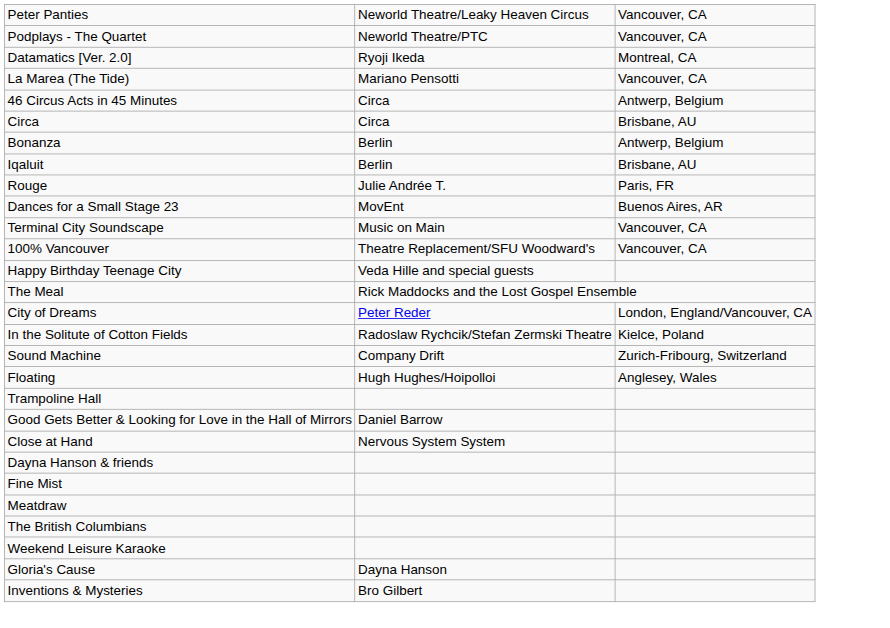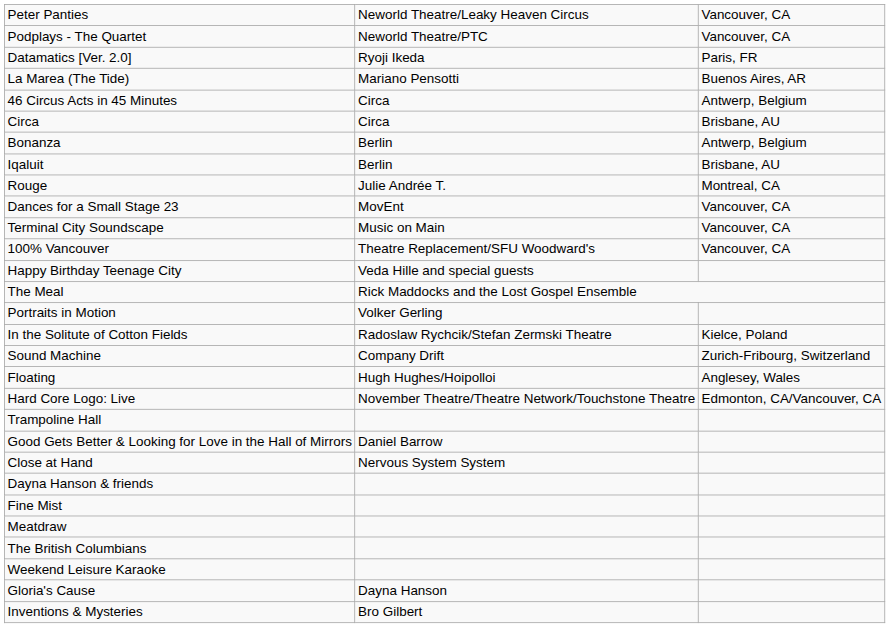(657, 57) Montreal, CA -> (729, 57) Paris, FR
(662, 79) Vancouver, CA -> (754, 79) Buenos Aires, AR
(646, 185) Paris, FR -> (741, 185) Montreal, CA
(670, 206) Buenos Aires, AR -> (746, 206) Vancouver, CA
- row: (52, 313)
+ row: (62, 313)
+ row: (71, 398)
